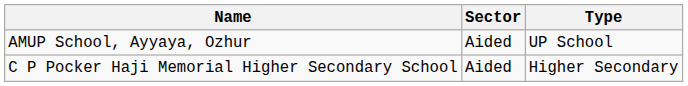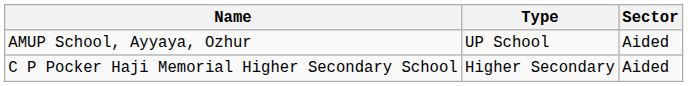columns swapped: (604, 17) <-> (493, 17)
